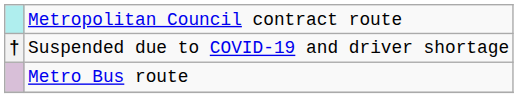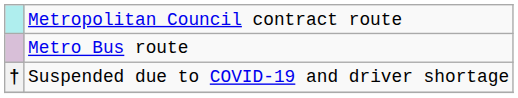rows swapped: (108, 77) <-> (269, 48)
